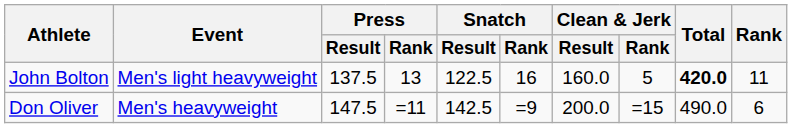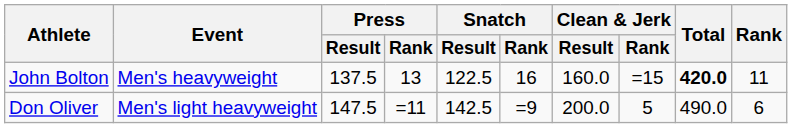(217, 78) Men's light heavyweight -> (197, 78) Men's heavyweight
(647, 78) 5 -> (647, 78) =15
(197, 108) Men's heavyweight -> (217, 108) Men's light heavyweight
(647, 108) =15 -> (647, 108) 5
